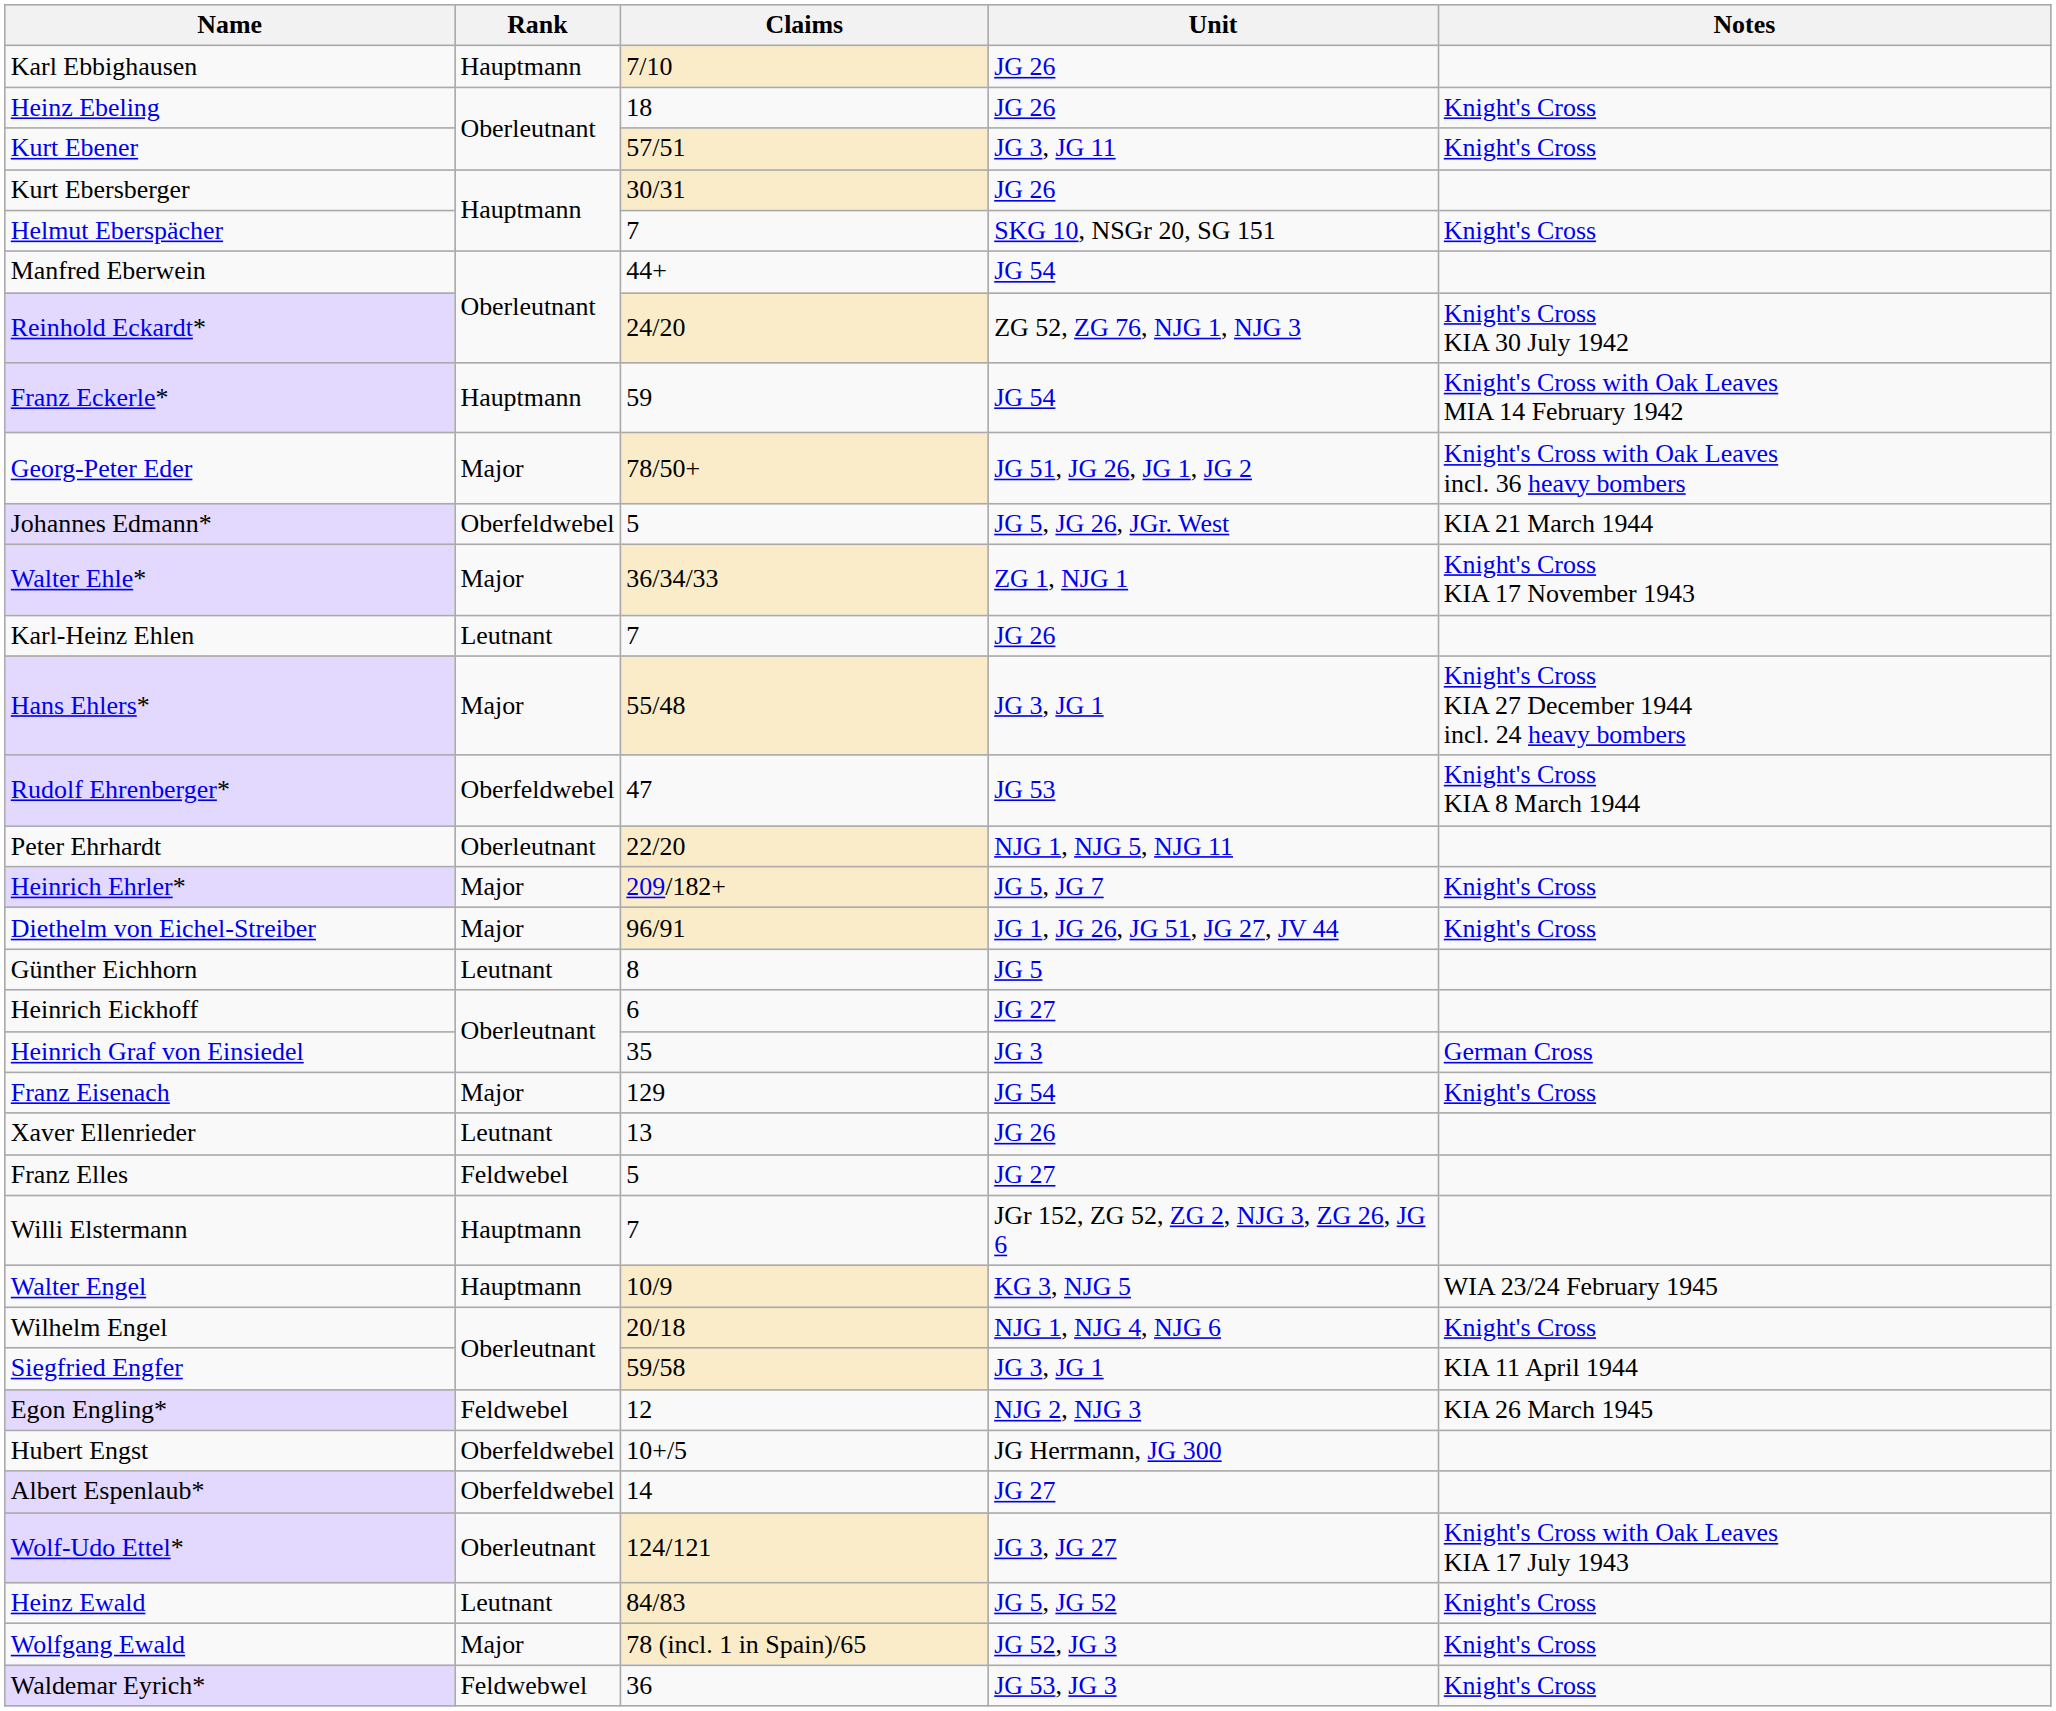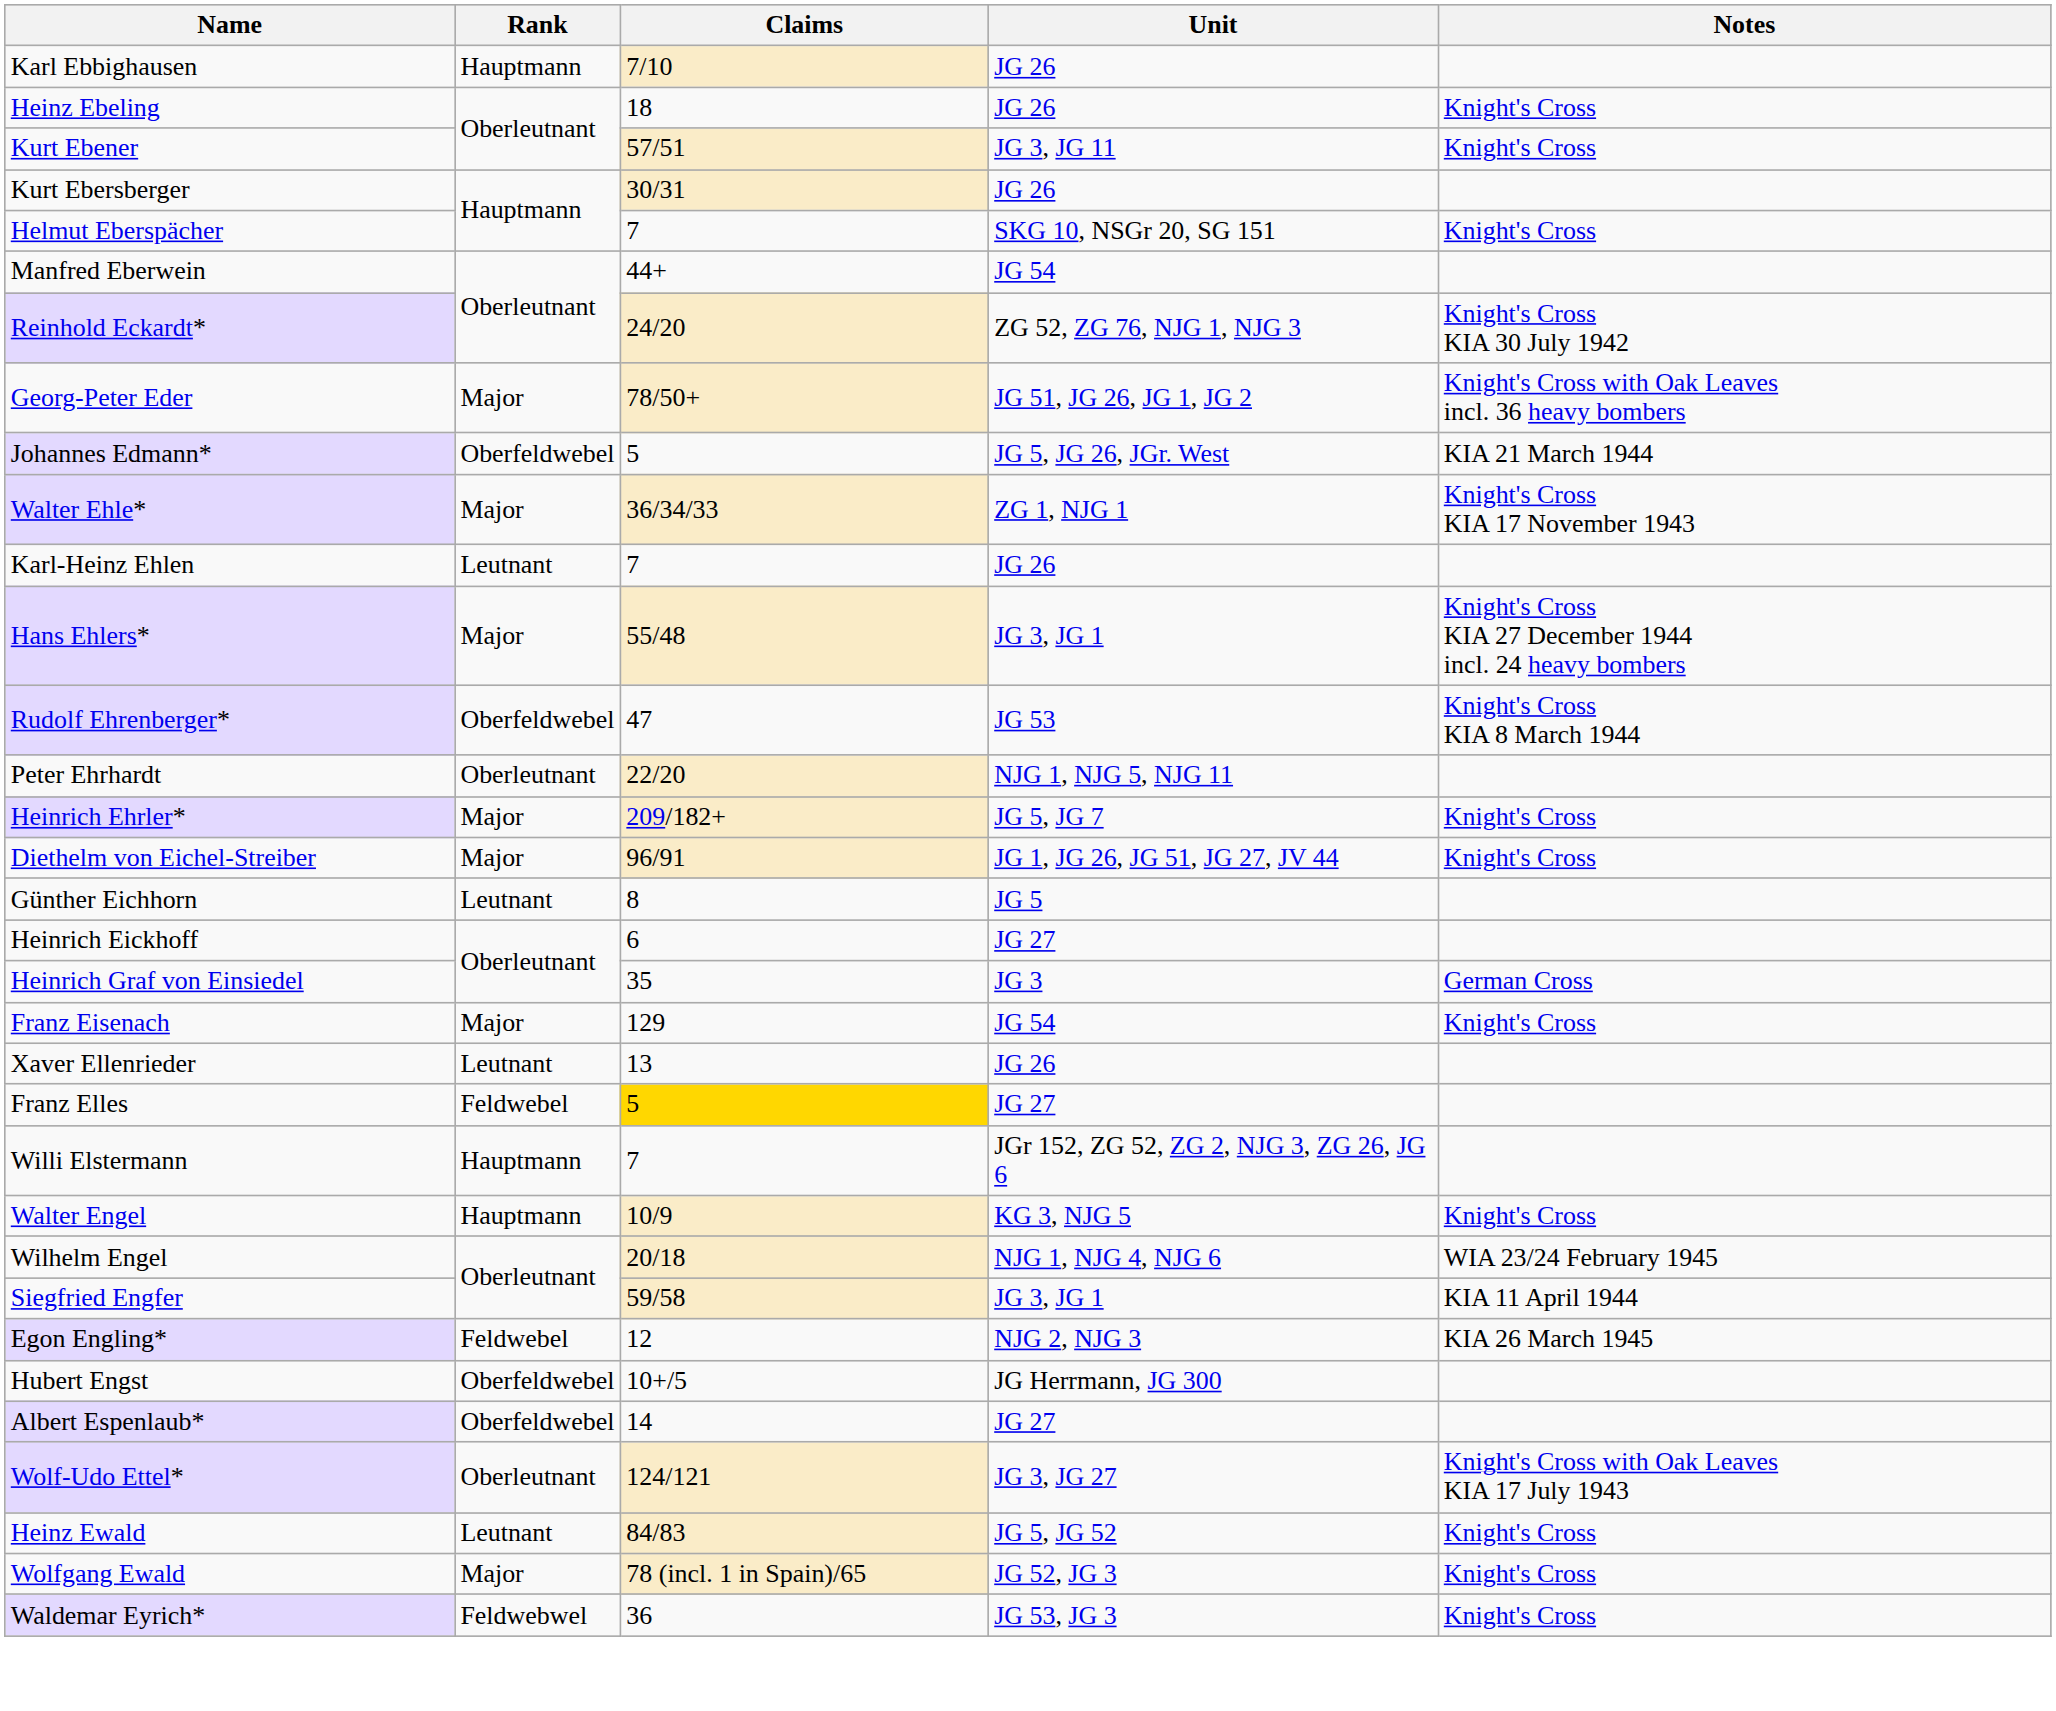- row: (90, 397)
(633, 1174) no background -> (633, 1104) gold background
(1581, 1286) WIA 23/24 February 1945 -> (1520, 1215) Knight's Cross
(1520, 1327) Knight's Cross -> (1581, 1256) WIA 23/24 February 1945
